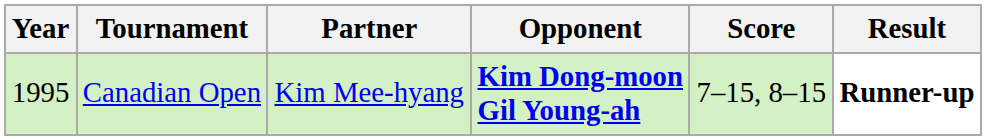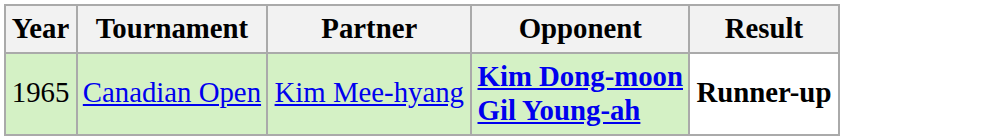- column: (761, 28)
(41, 93) 1995 -> (41, 93) 1965
